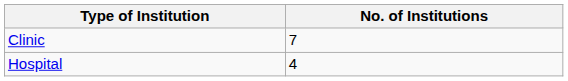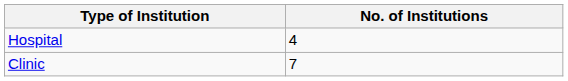rows swapped: (35, 64) <-> (26, 40)
